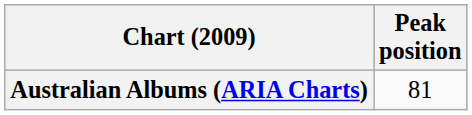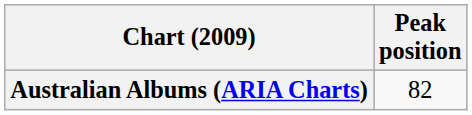(420, 89) 81 -> (420, 89) 82
